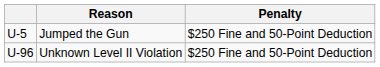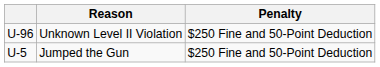rows swapped: (84, 33) <-> (111, 53)
